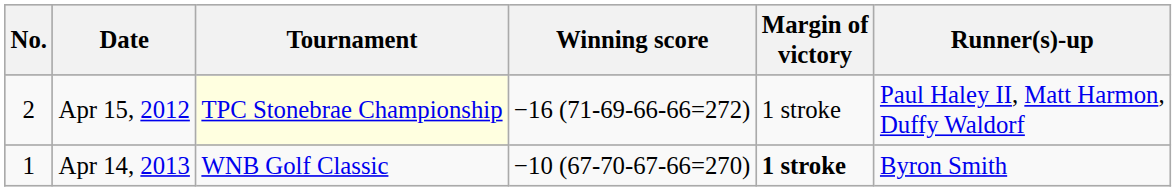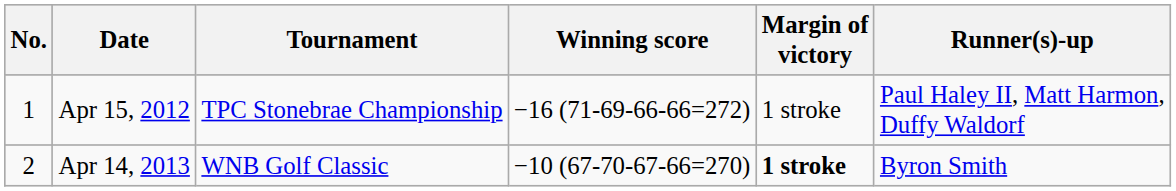(29, 109) 2 -> (29, 109) 1
(352, 109) lightyellow background -> (352, 109) no background
(29, 165) 1 -> (29, 165) 2
